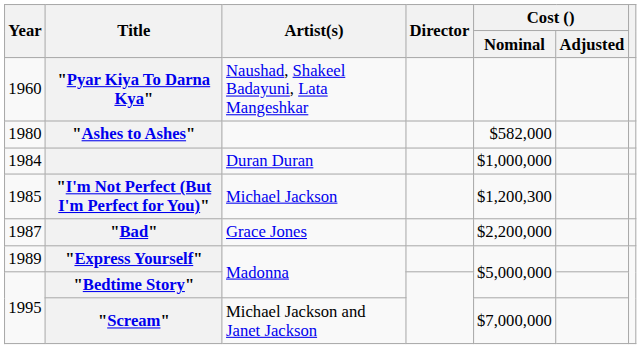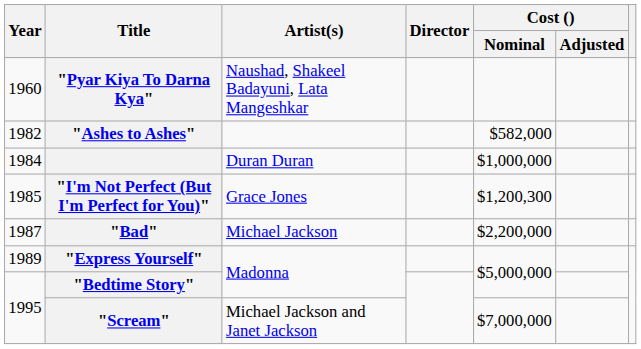(25, 134) 1980 -> (25, 134) 1982
(282, 196) Michael Jackson -> (266, 196) Grace Jones
(266, 232) Grace Jones -> (282, 232) Michael Jackson
